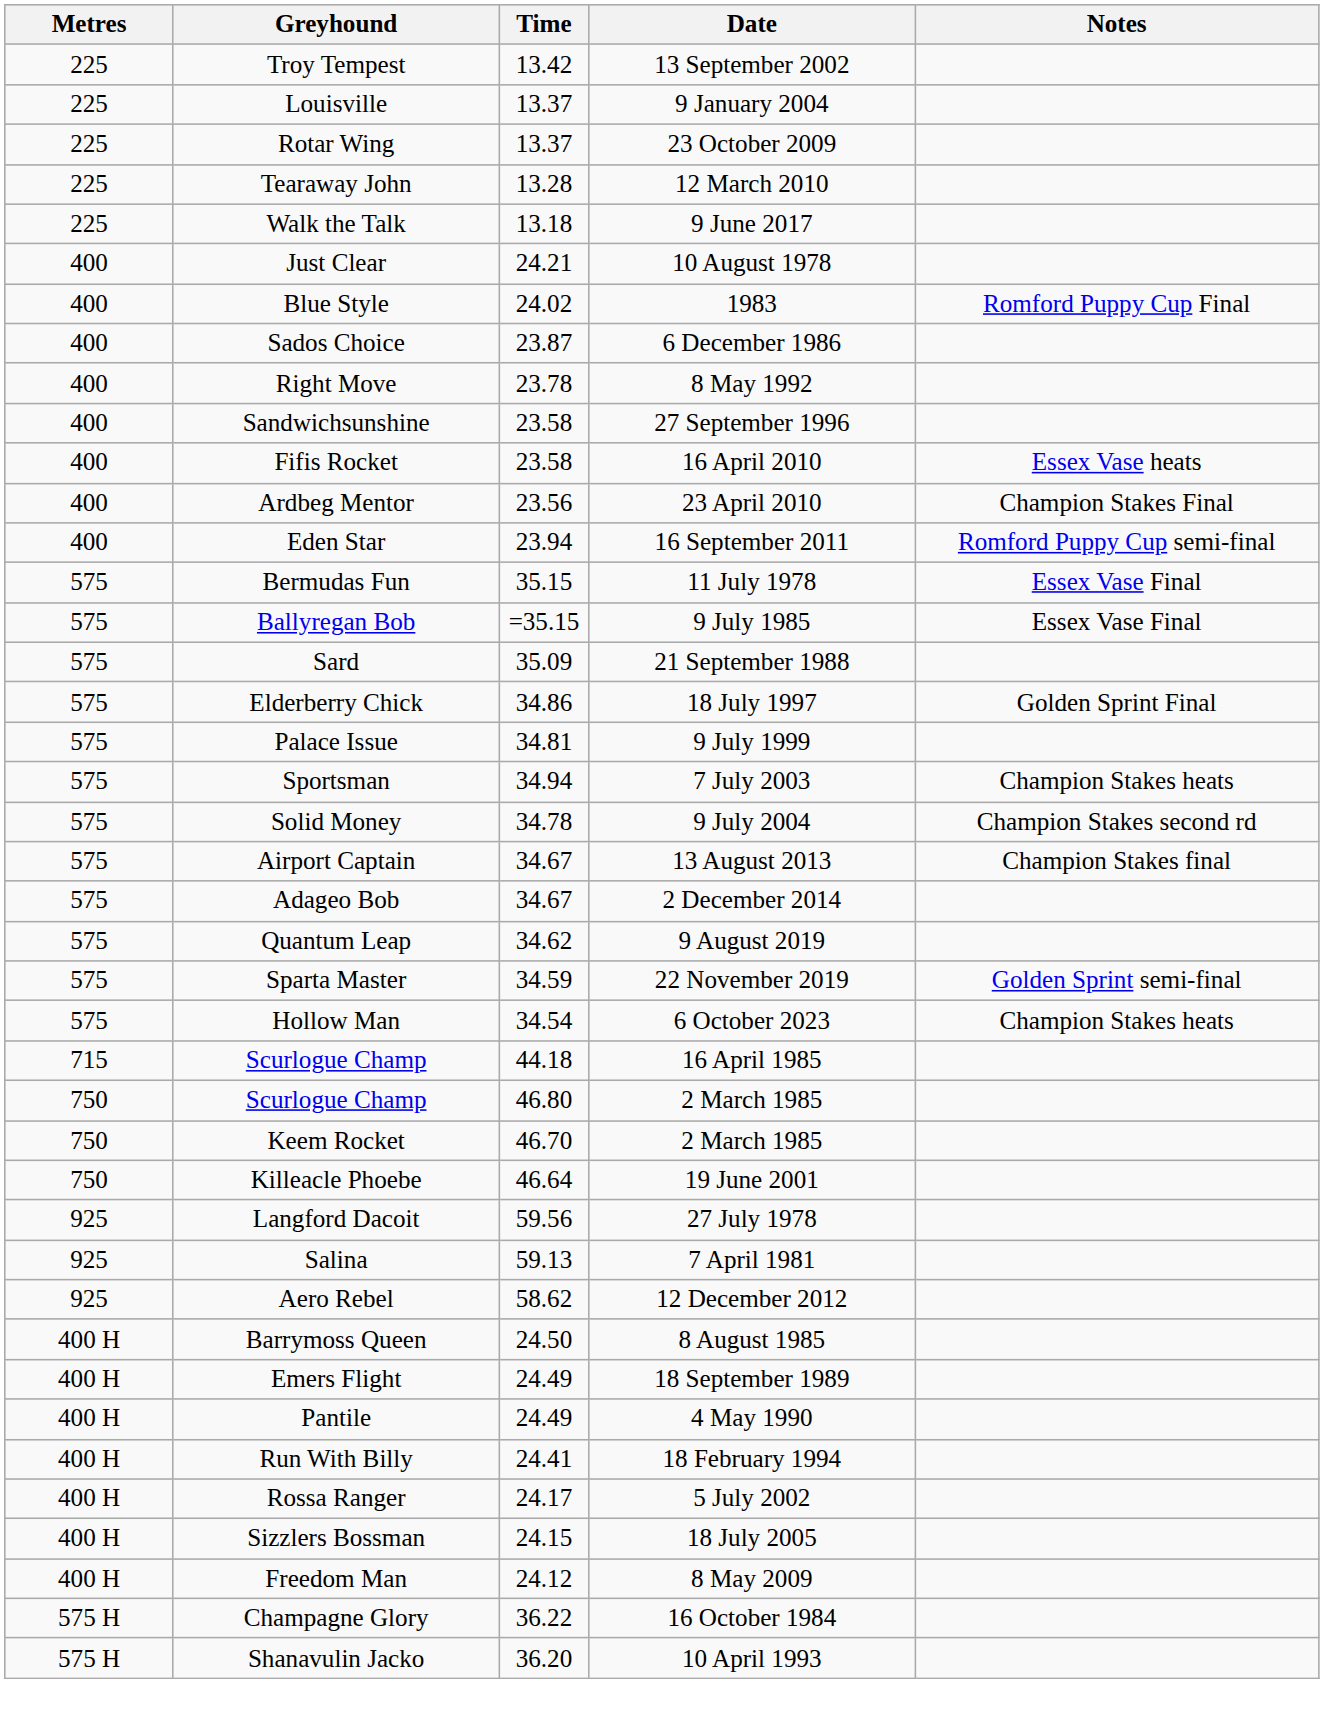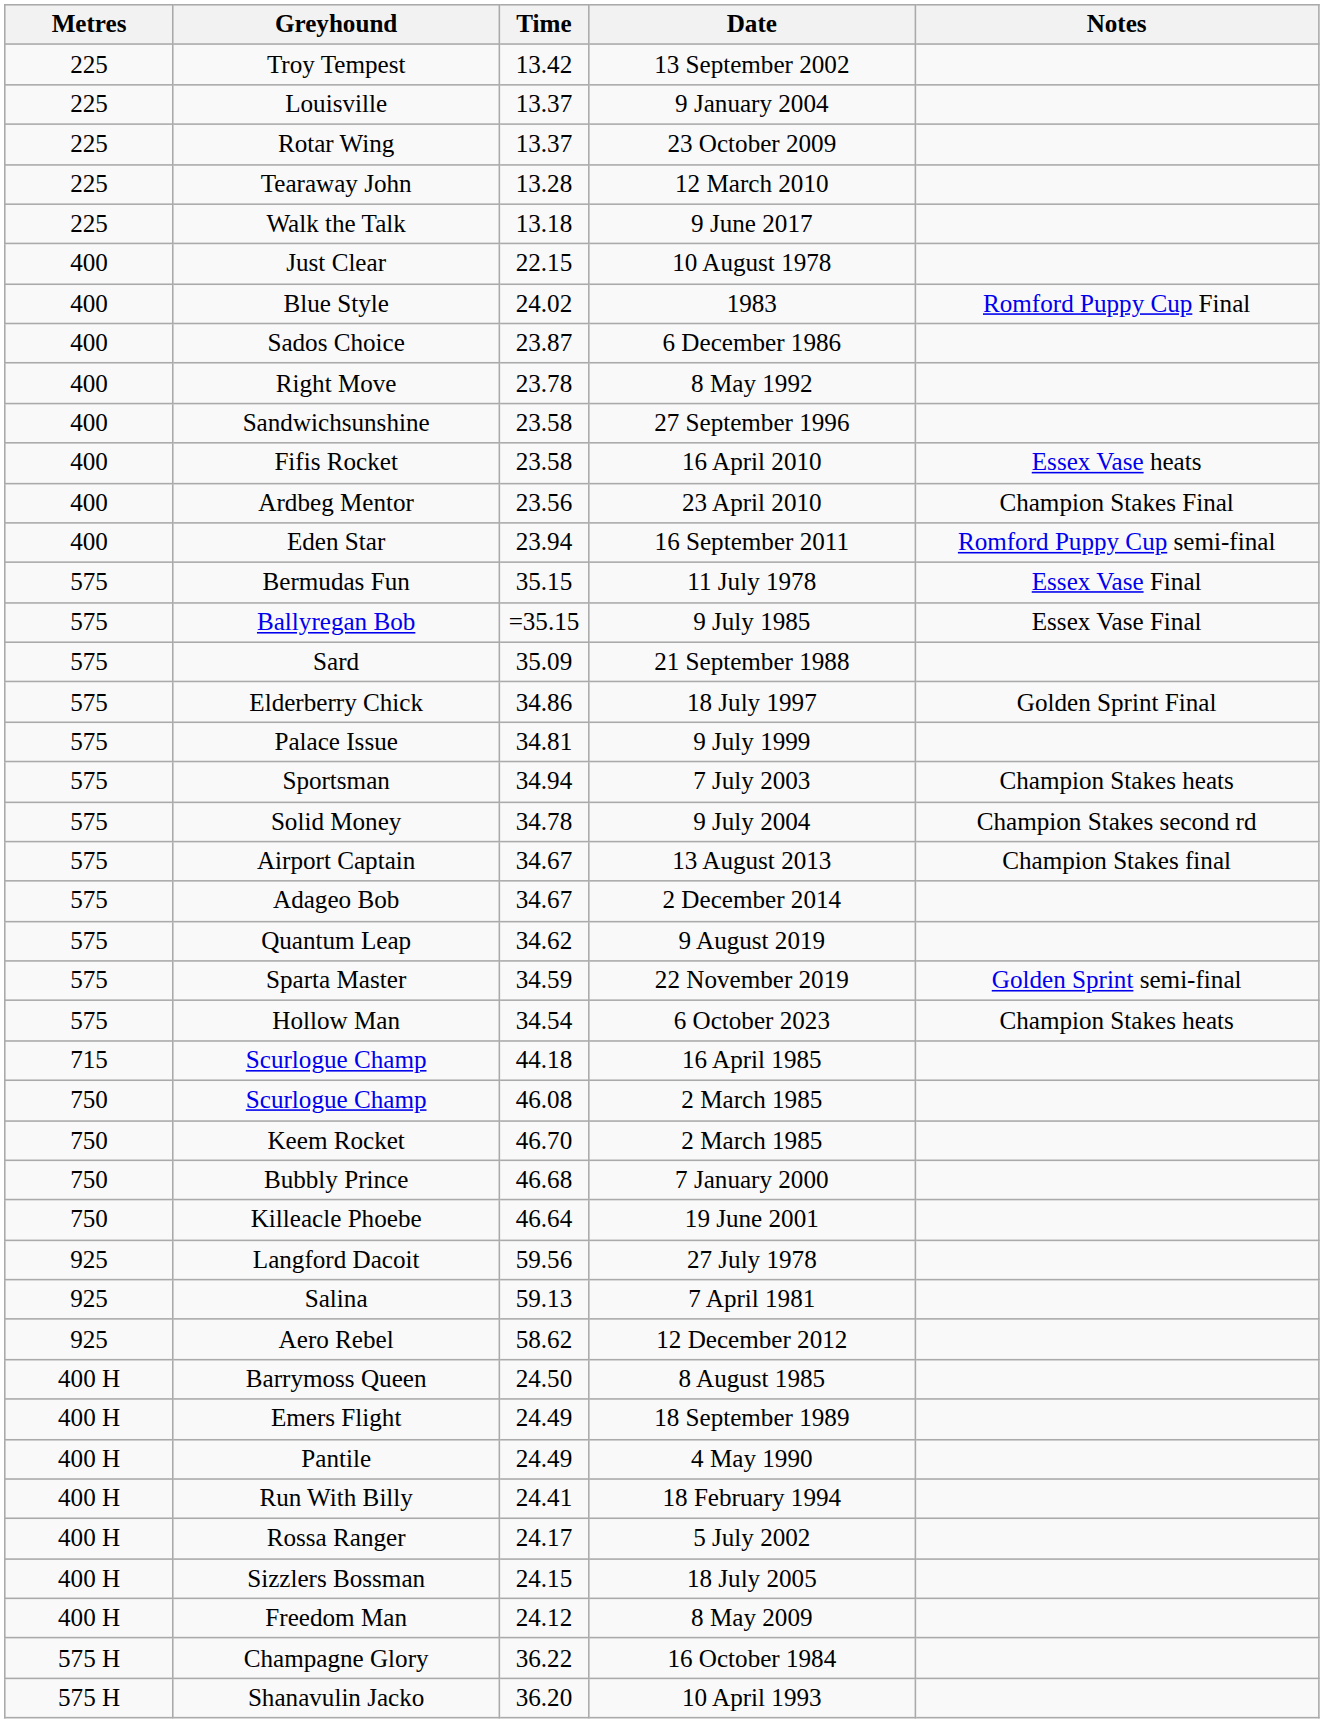(544, 263) 24.21 -> (544, 263) 22.15
(544, 1100) 46.80 -> (544, 1100) 46.08
+ row: (336, 1179)
